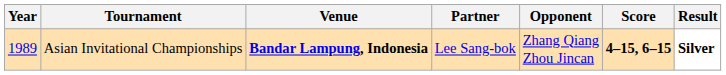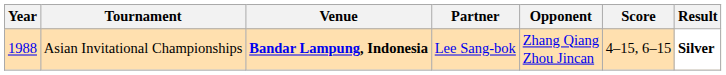(22, 49) 1989 -> (22, 49) 1988
(638, 49) bold -> (638, 49) normal
